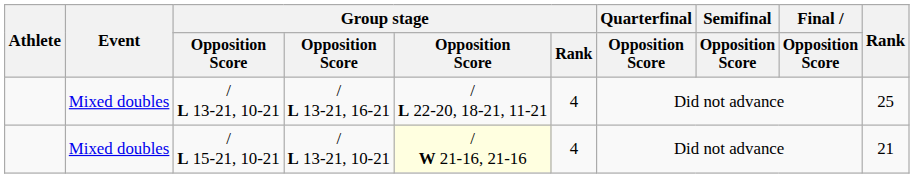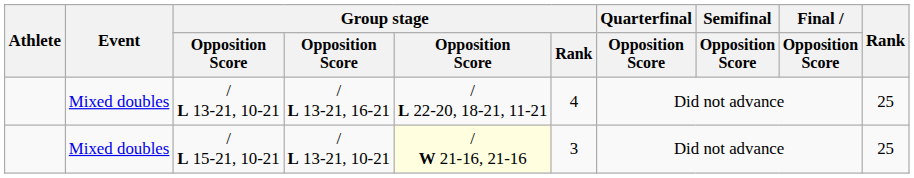(574, 149) 4 -> (574, 149) 3
(886, 149) 21 -> (886, 149) 25
